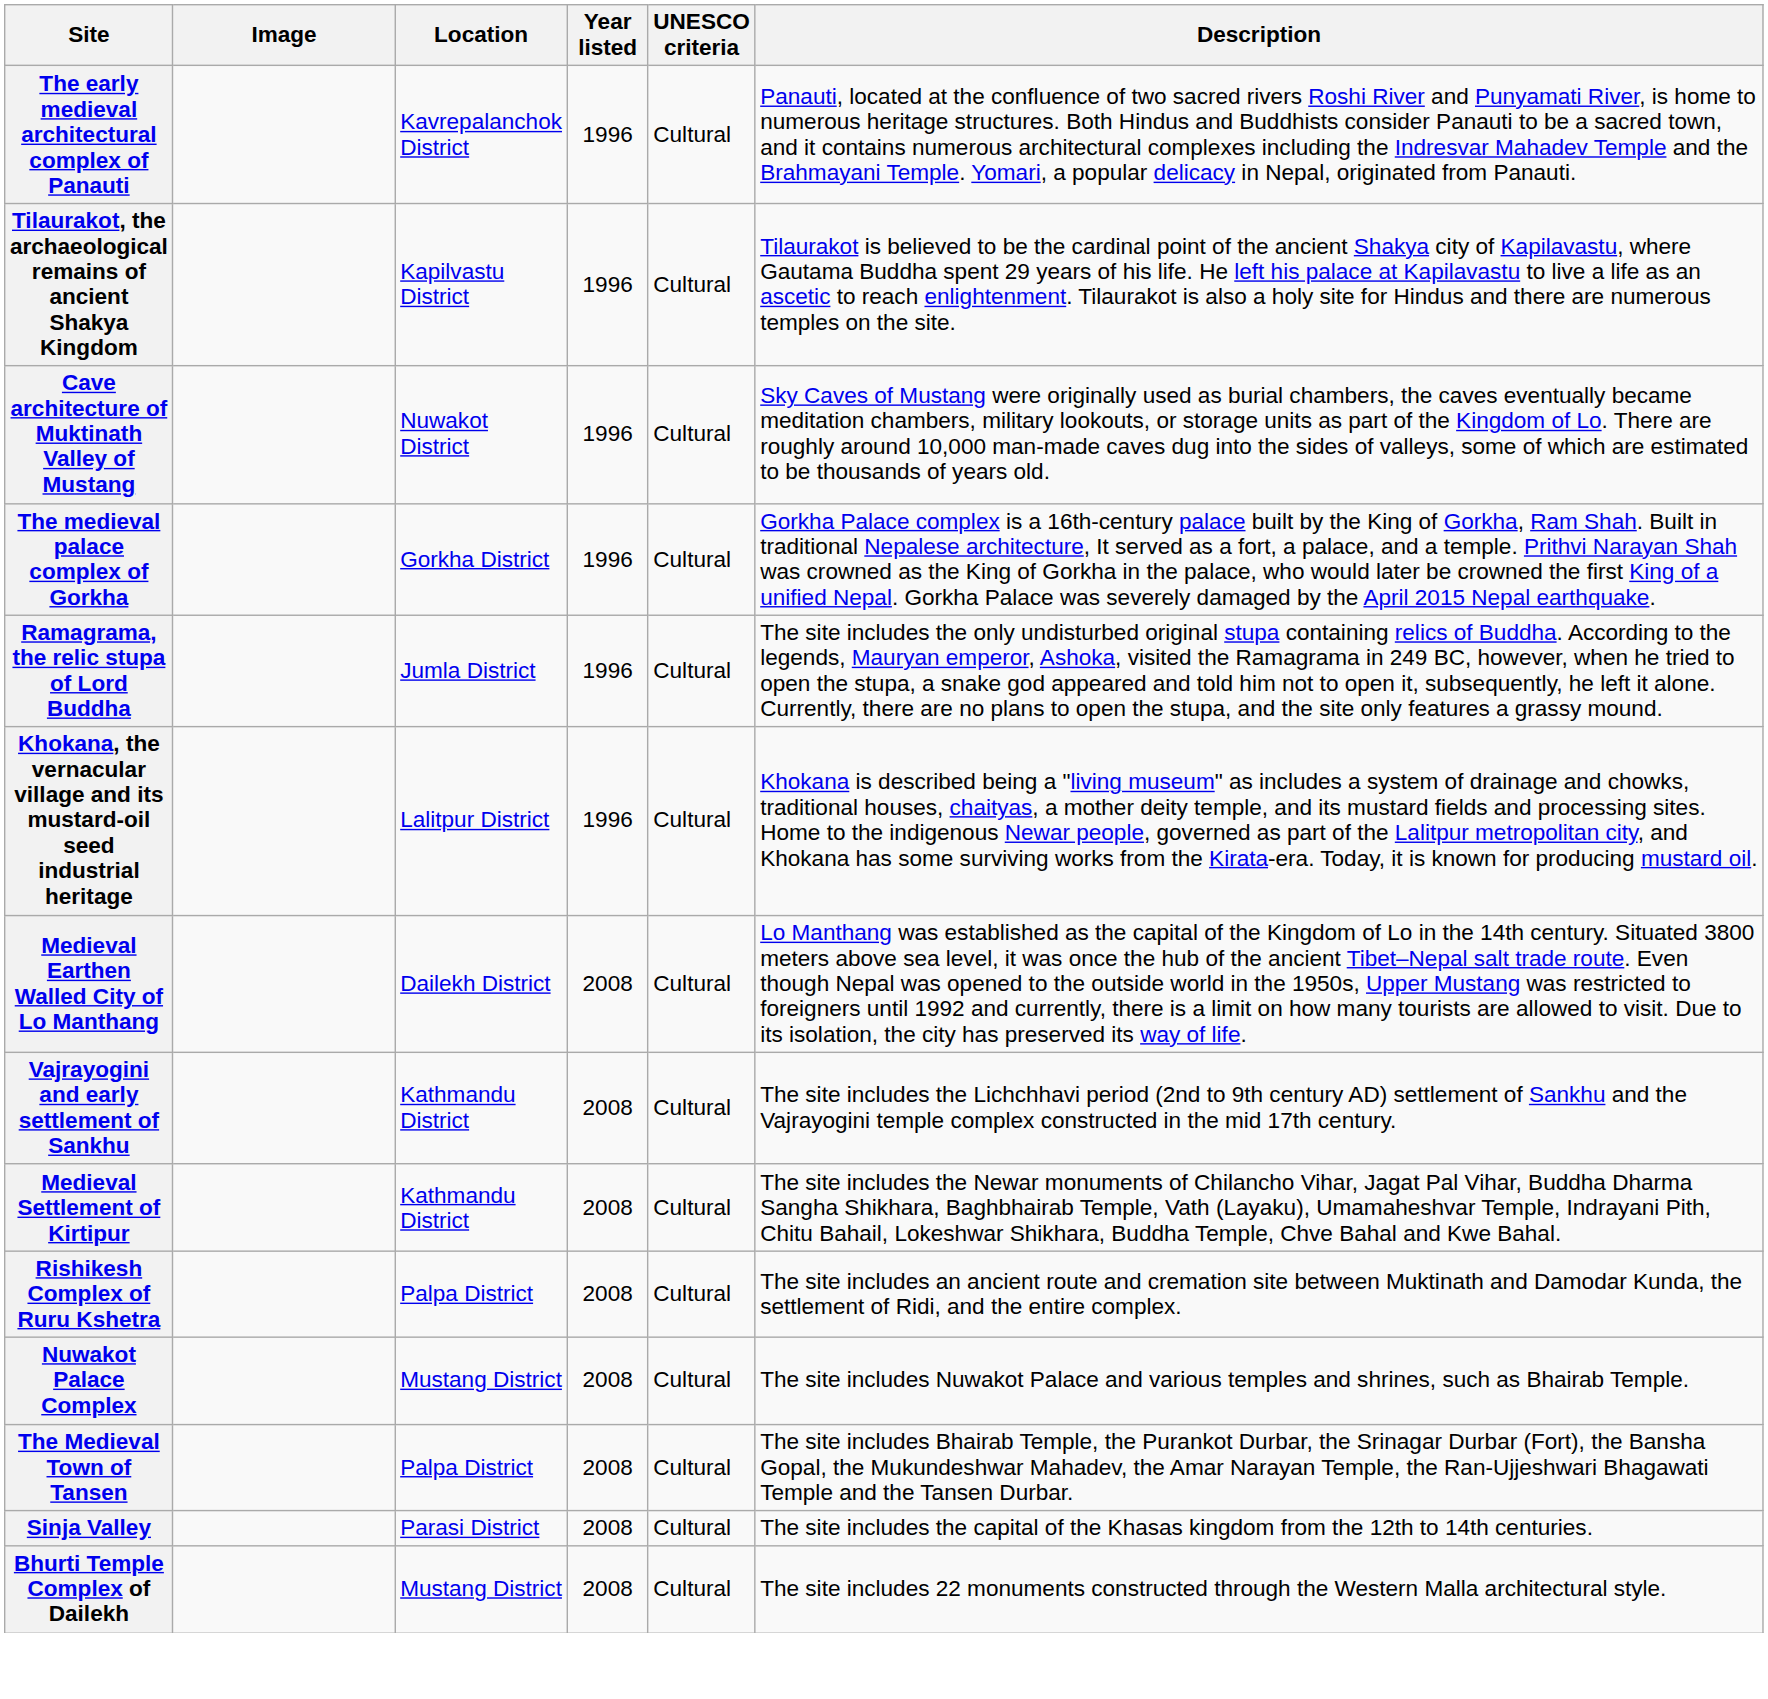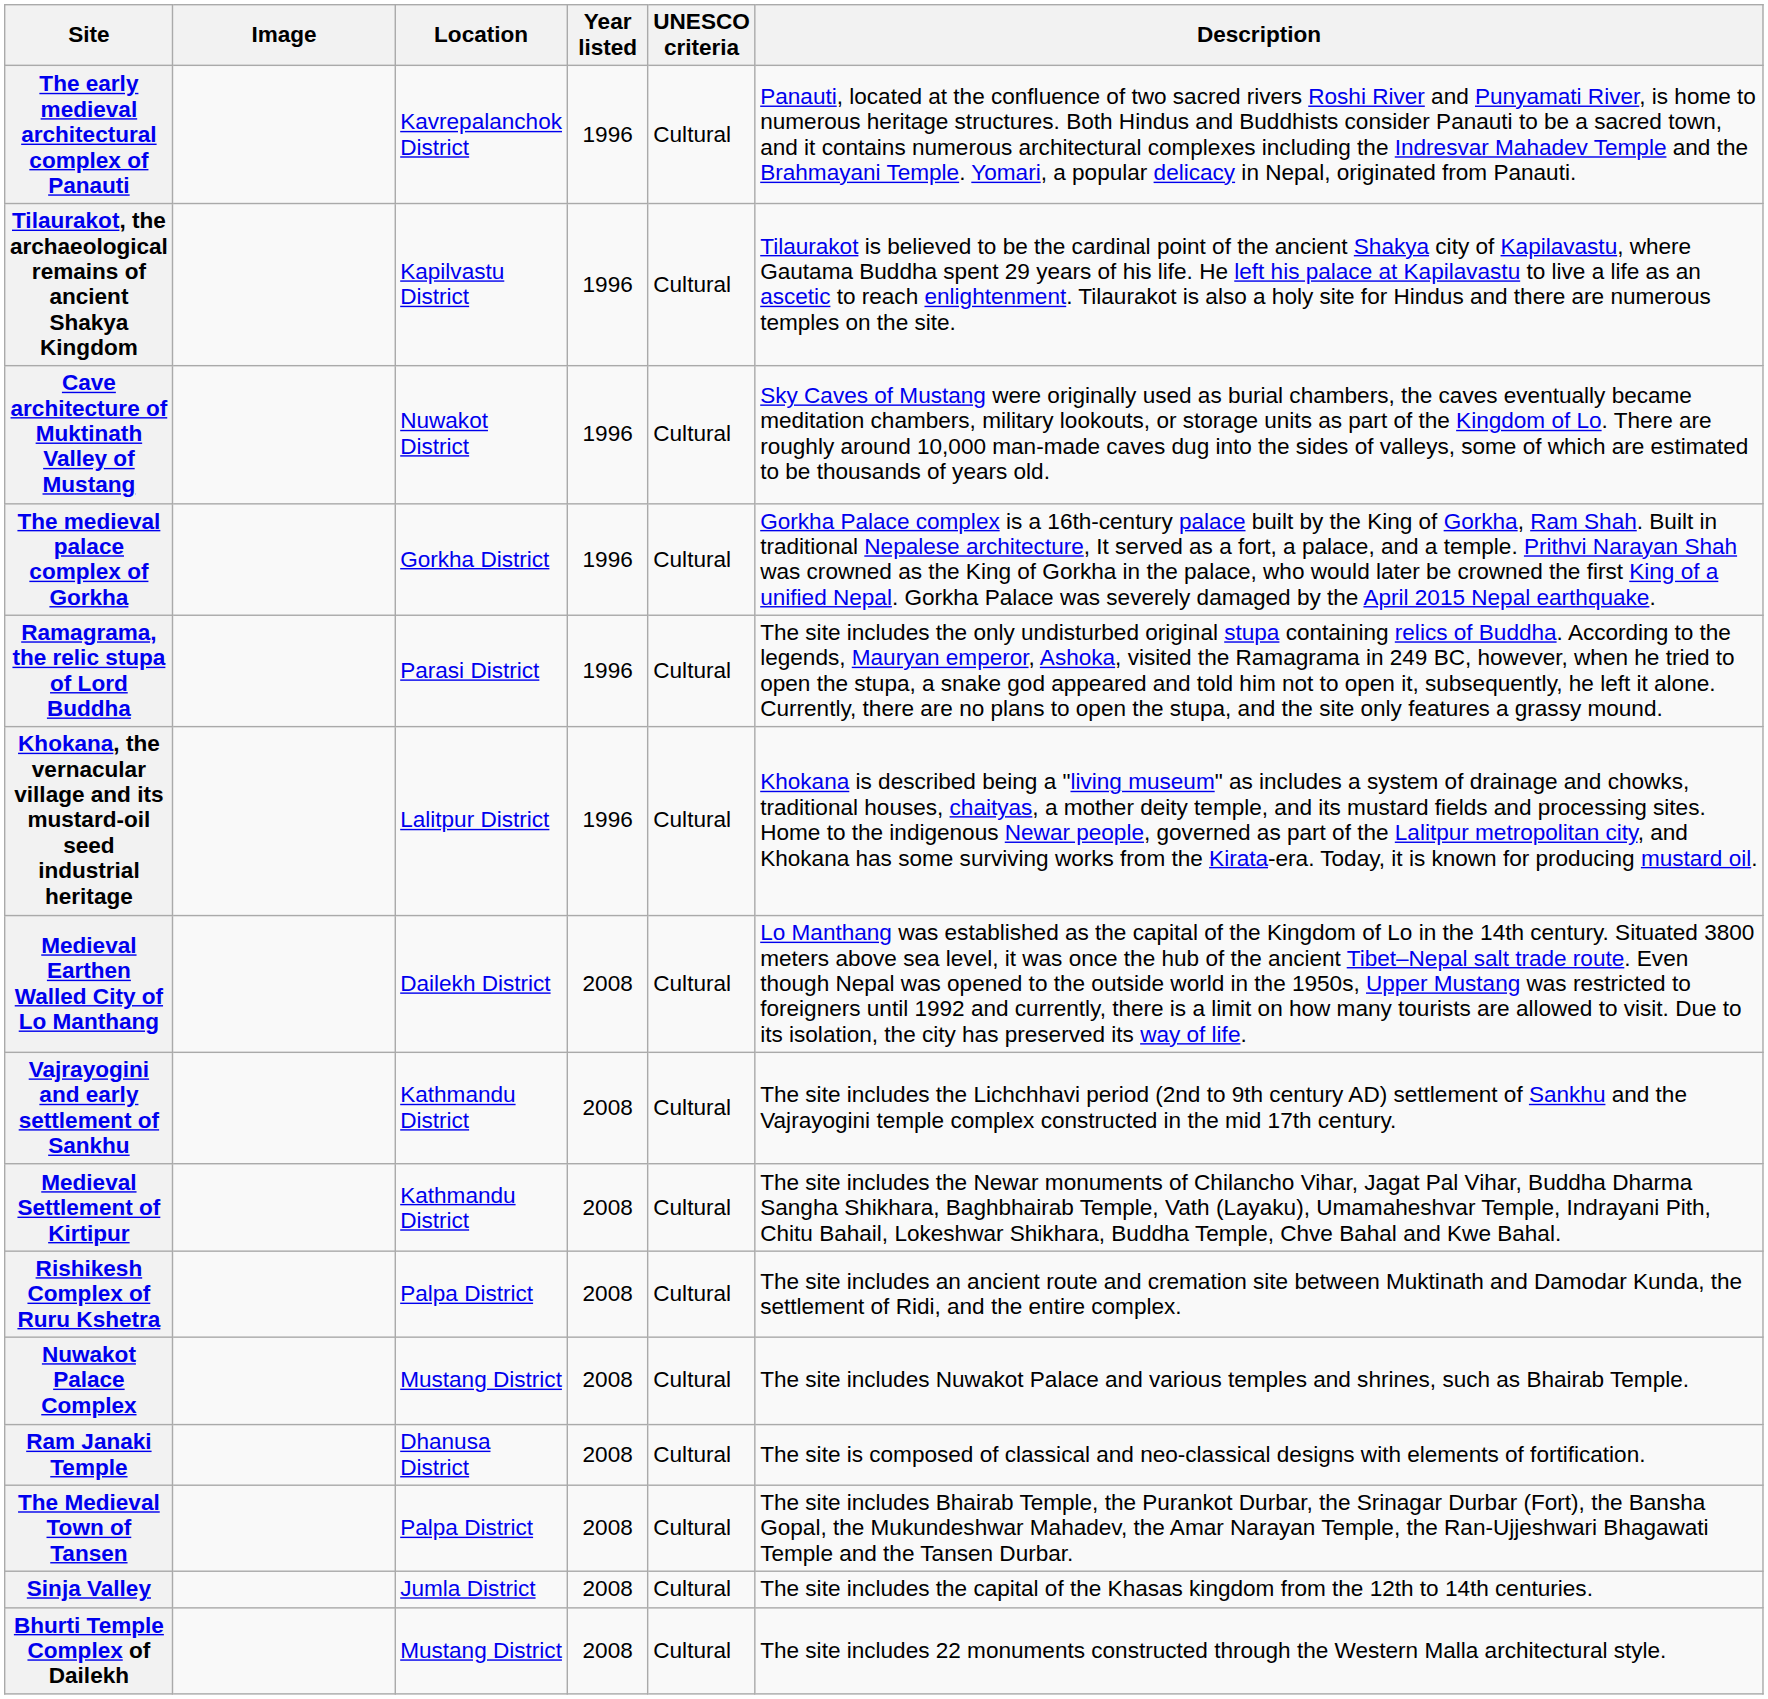(468, 670) Jumla District -> (470, 670) Parasi District
+ row: (89, 1454)
(470, 1528) Parasi District -> (468, 1589) Jumla District
